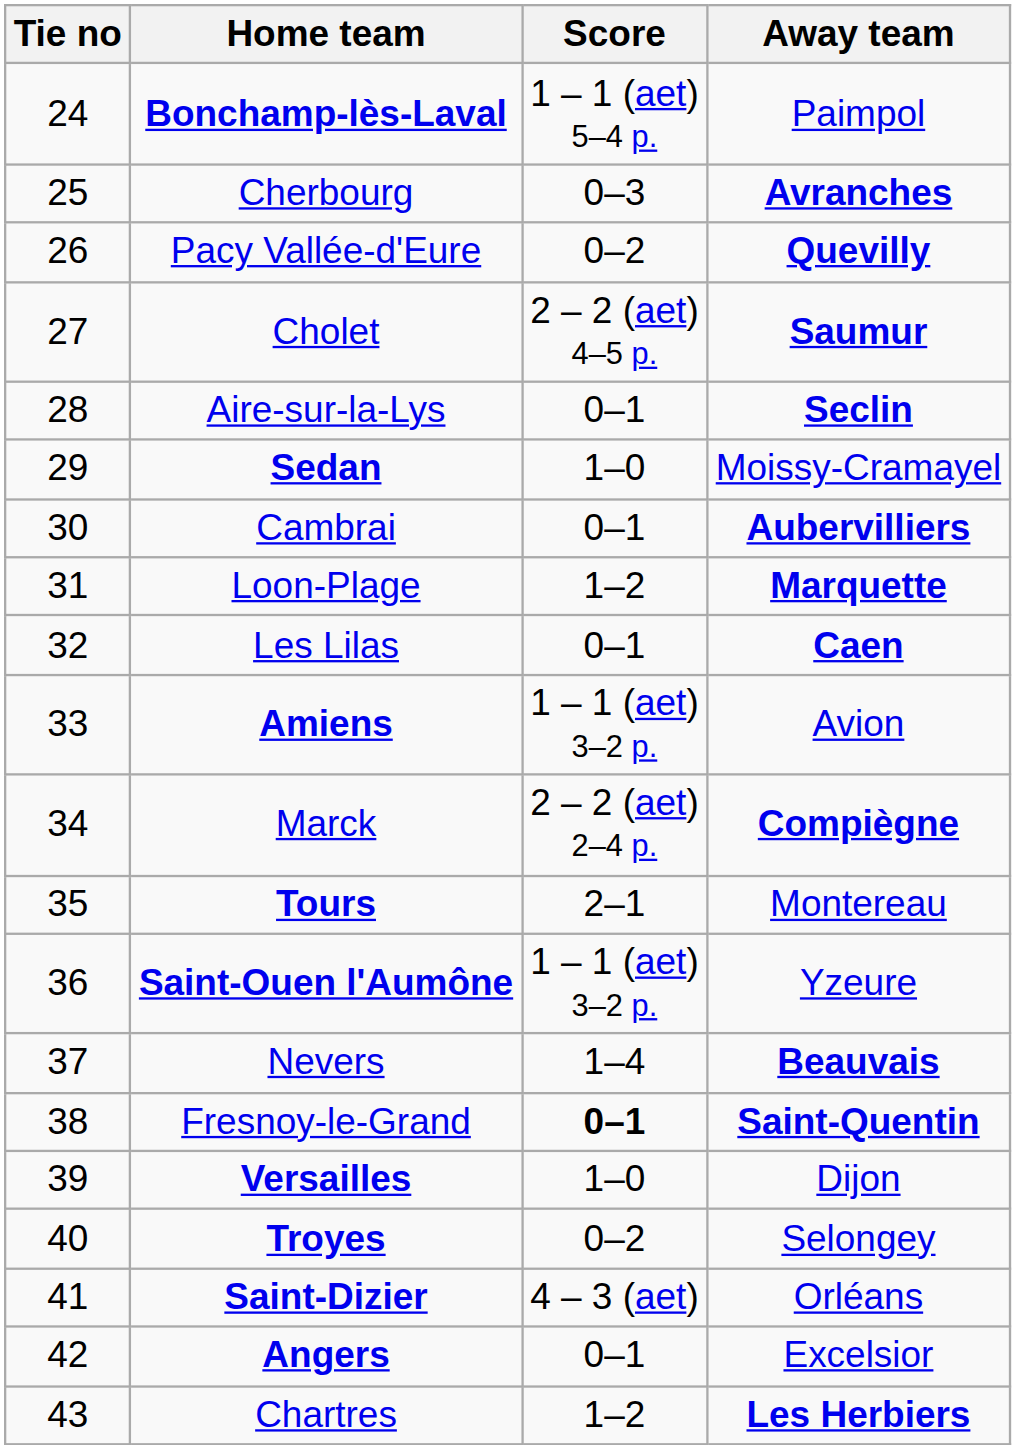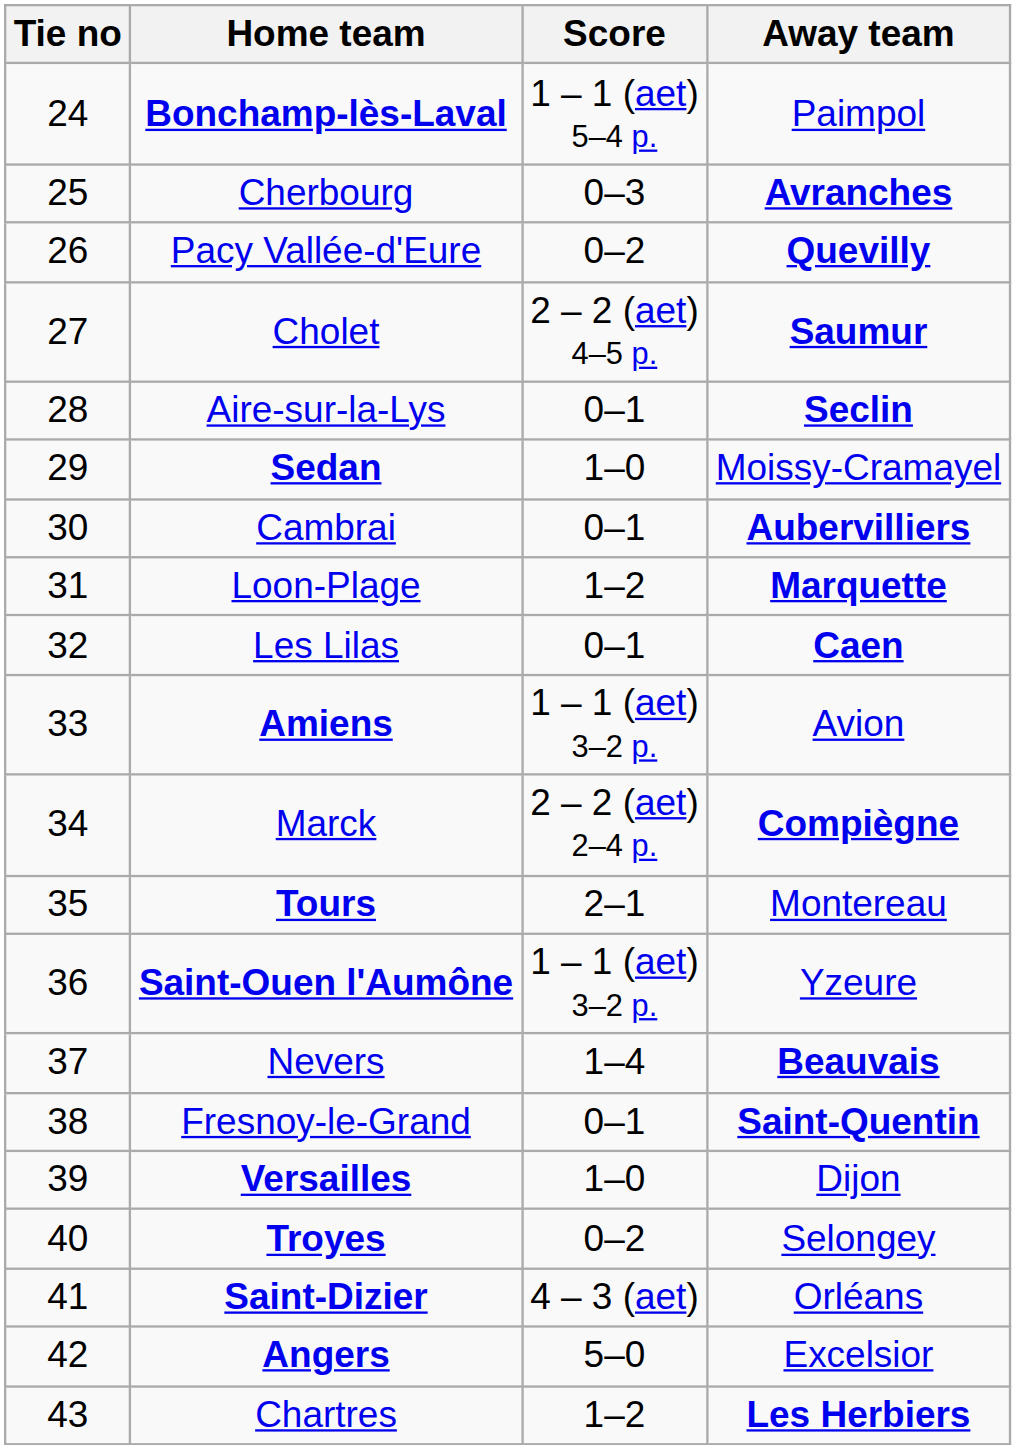(614, 1120) bold -> (614, 1120) normal
(614, 1355) 0–1 -> (614, 1355) 5–0
